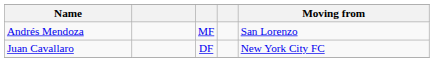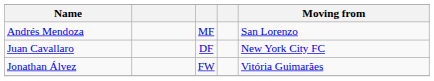+ row: (42, 66)
